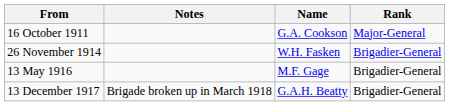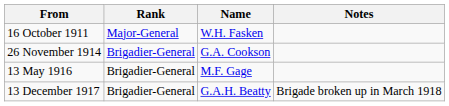columns swapped: (397, 14) <-> (189, 14)
(312, 33) G.A. Cookson -> (232, 33) W.H. Fasken
(309, 52) W.H. Fasken -> (235, 52) G.A. Cookson
